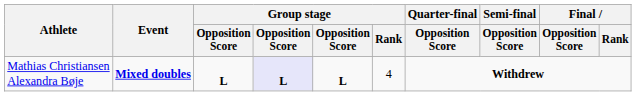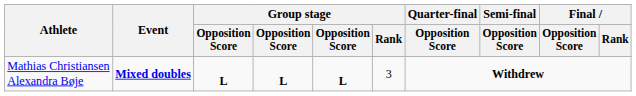(283, 81) lavender background -> (283, 81) no background
(389, 74) 4 -> (389, 74) 3
